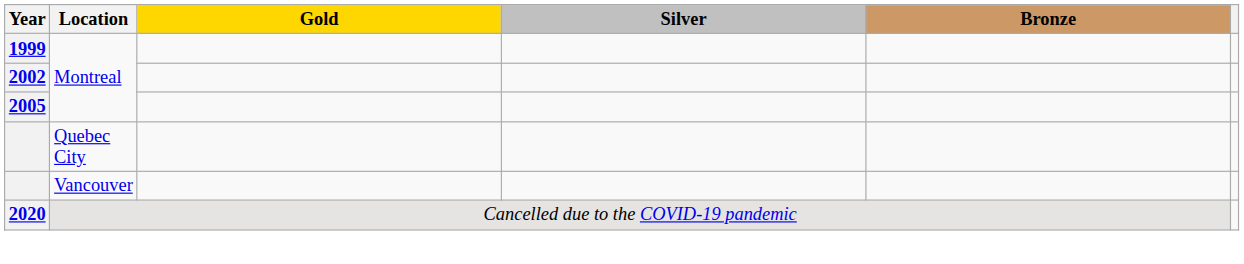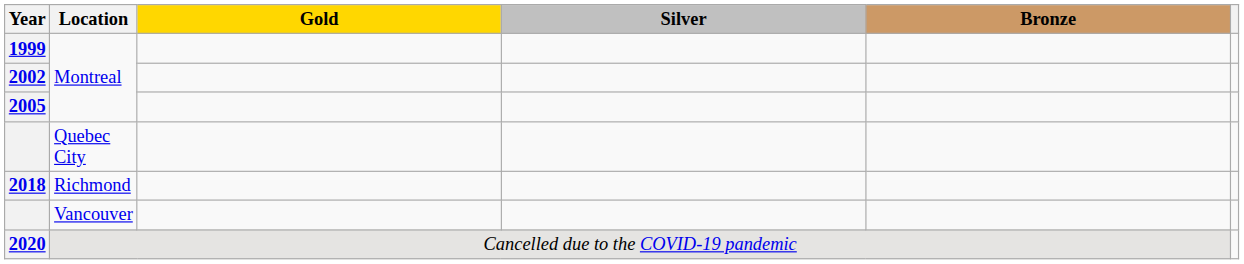+ row: (27, 185)
